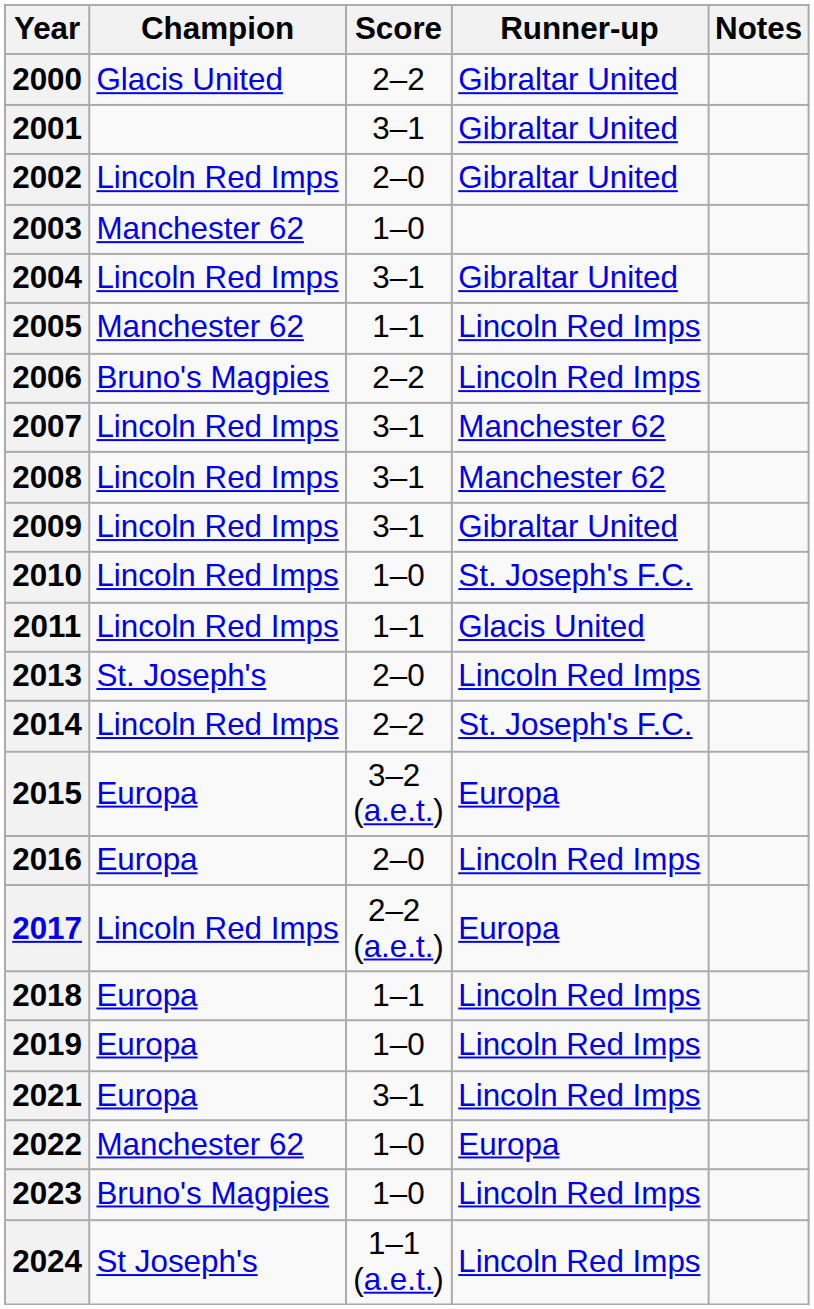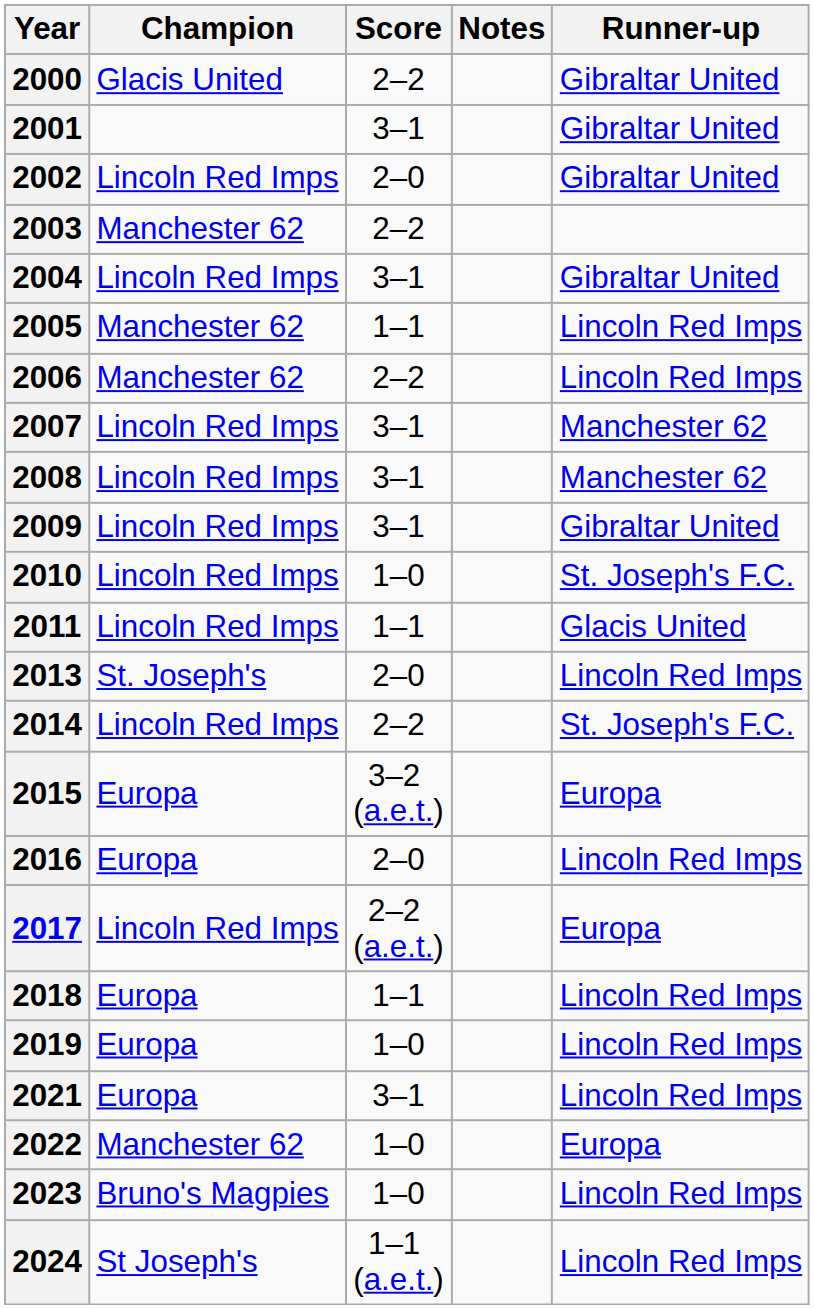columns swapped: (579, 29) <-> (759, 29)
(398, 228) 1–0 -> (398, 228) 2–2
(213, 377) Bruno's Magpies -> (200, 377) Manchester 62
